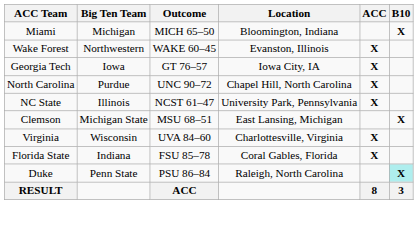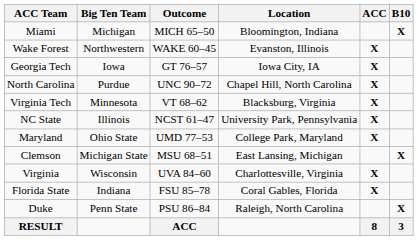+ row: (41, 102)
+ row: (41, 137)
(401, 173) paleturquoise background -> (401, 208) no background
